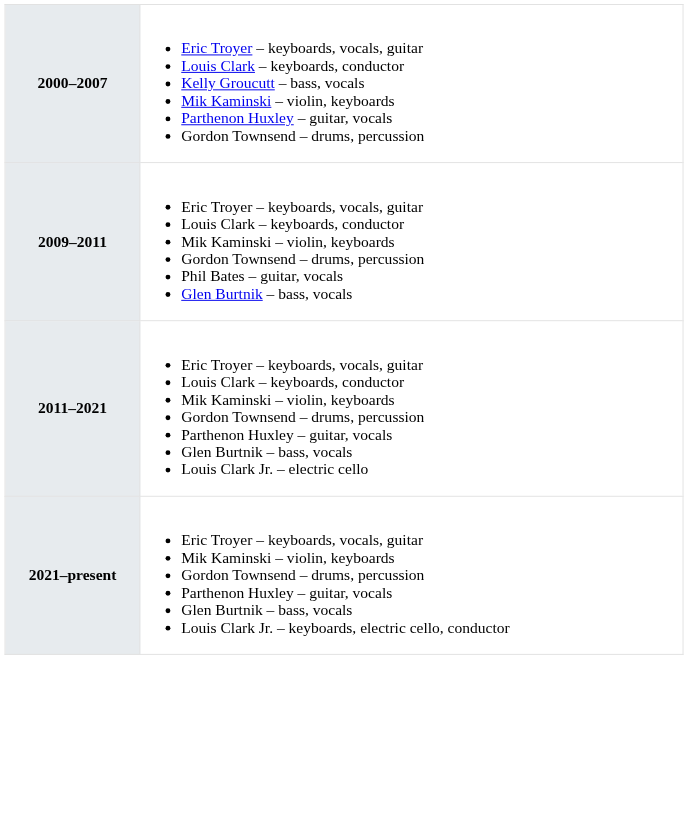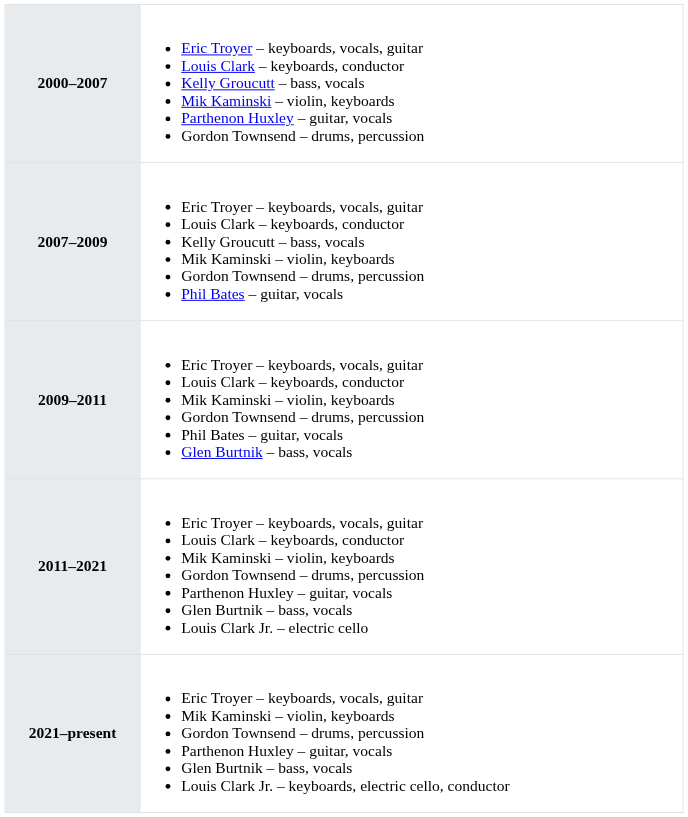+ row: (73, 241)
